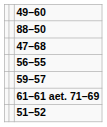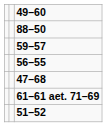rows swapped: (31, 79) <-> (31, 46)
